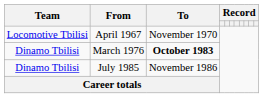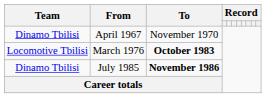(47, 34) Locomotive Tbilisi -> (47, 34) Dinamo Tbilisi
(47, 51) Dinamo Tbilisi -> (47, 51) Locomotive Tbilisi
(183, 67) normal -> (184, 67) bold
